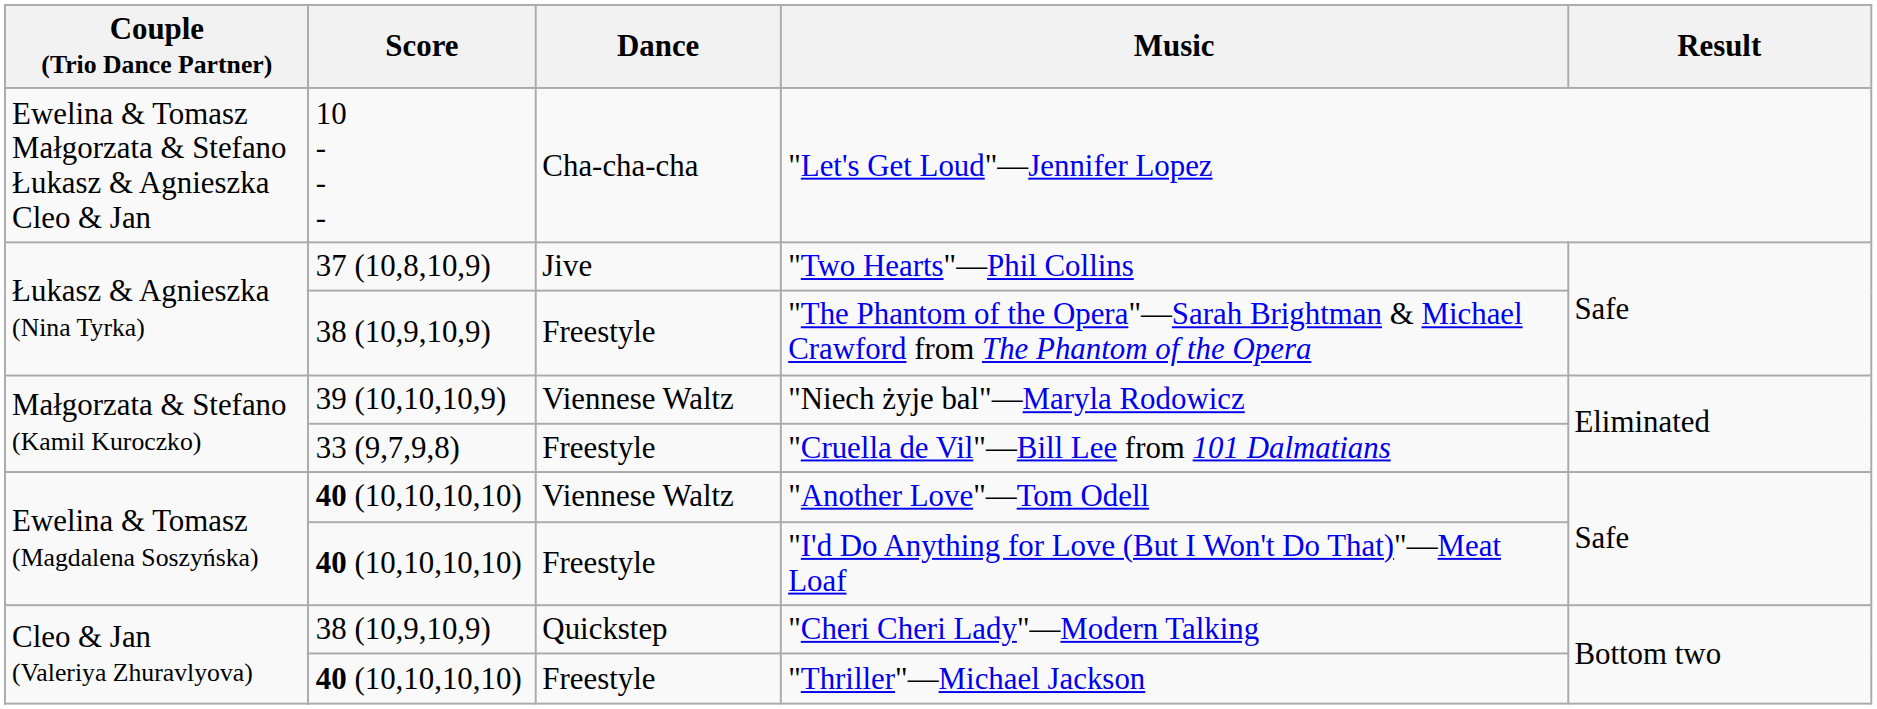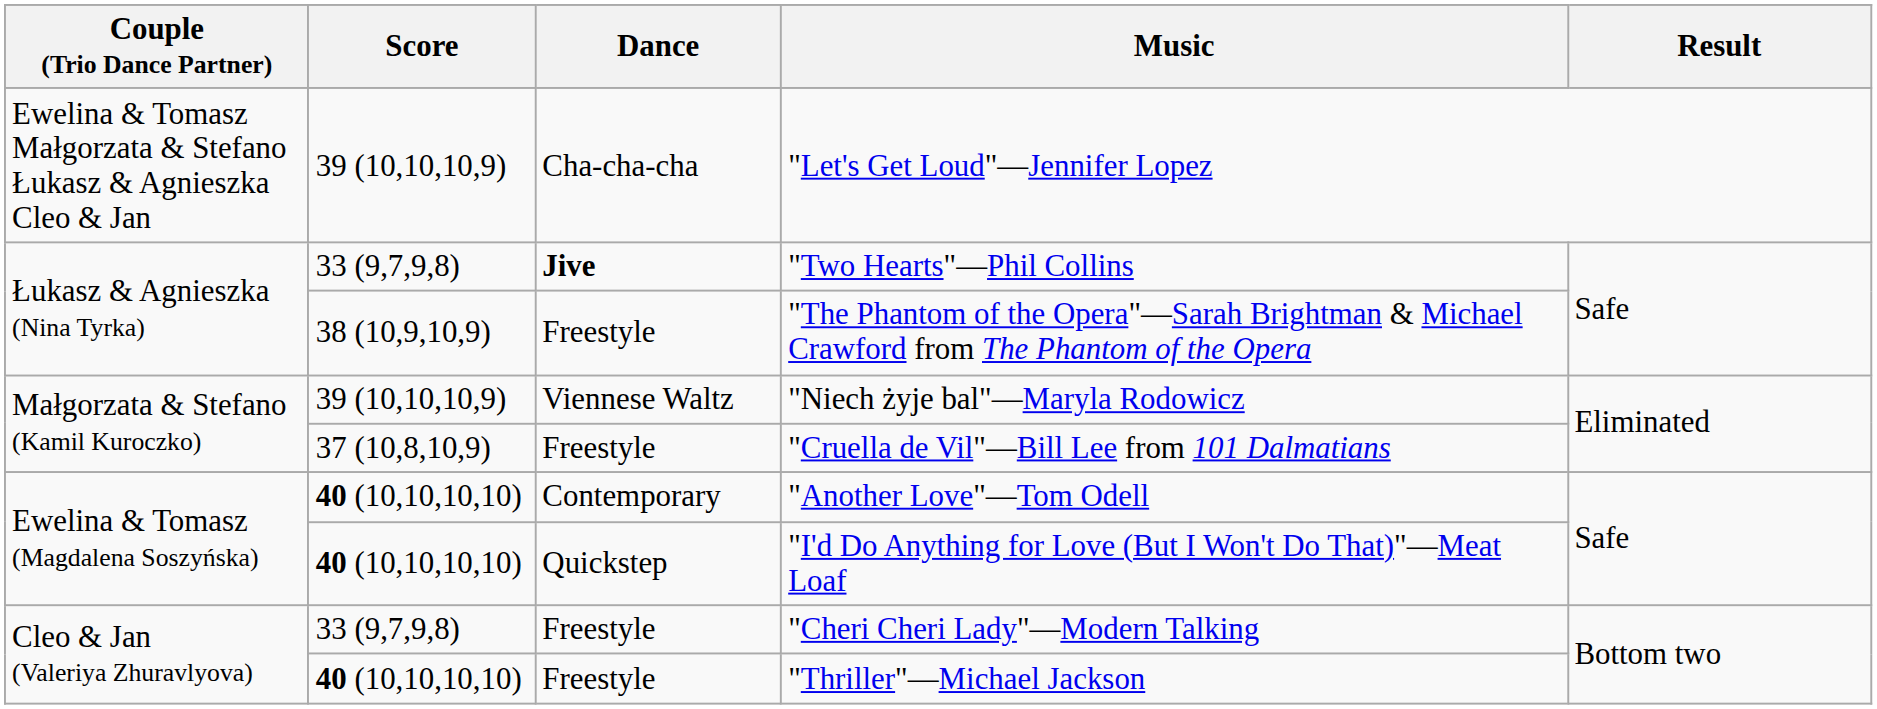(331, 164) 10 - - - -> (411, 164) 39 (10,10,10,9)
(403, 265) 37 (10,8,10,9) -> (388, 265) 33 (9,7,9,8)
(567, 265) normal -> (569, 265) bold
(388, 447) 33 (9,7,9,8) -> (403, 447) 37 (10,8,10,9)
(638, 496) Viennese Waltz -> (632, 496) Contemporary
(599, 562) Freestyle -> (605, 562) Quickstep
(403, 629) 38 (10,9,10,9) -> (388, 629) 33 (9,7,9,8)
(605, 629) Quickstep -> (599, 629) Freestyle
